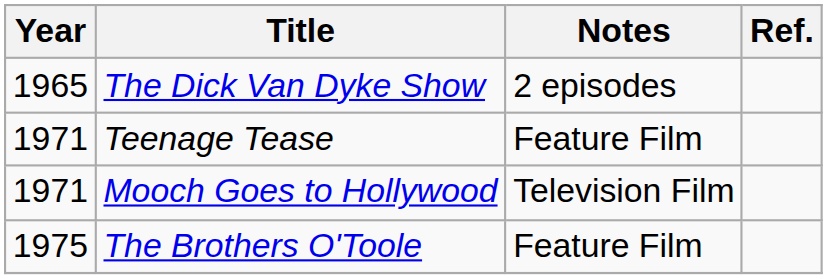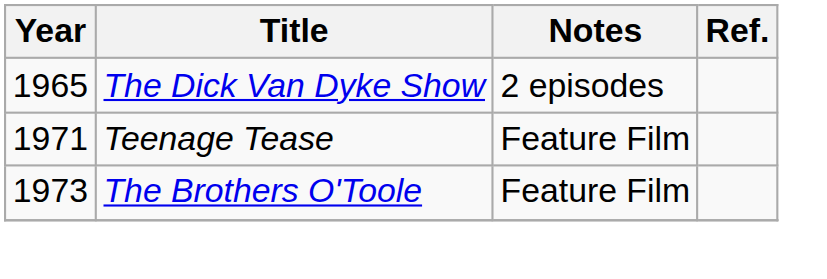- row: (301, 191)
(50, 245) 1975 -> (50, 191) 1973
